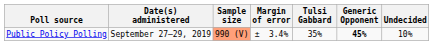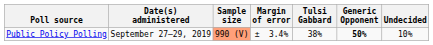(315, 34) 35% -> (315, 34) 38%
(359, 34) 45% -> (359, 34) 50%
